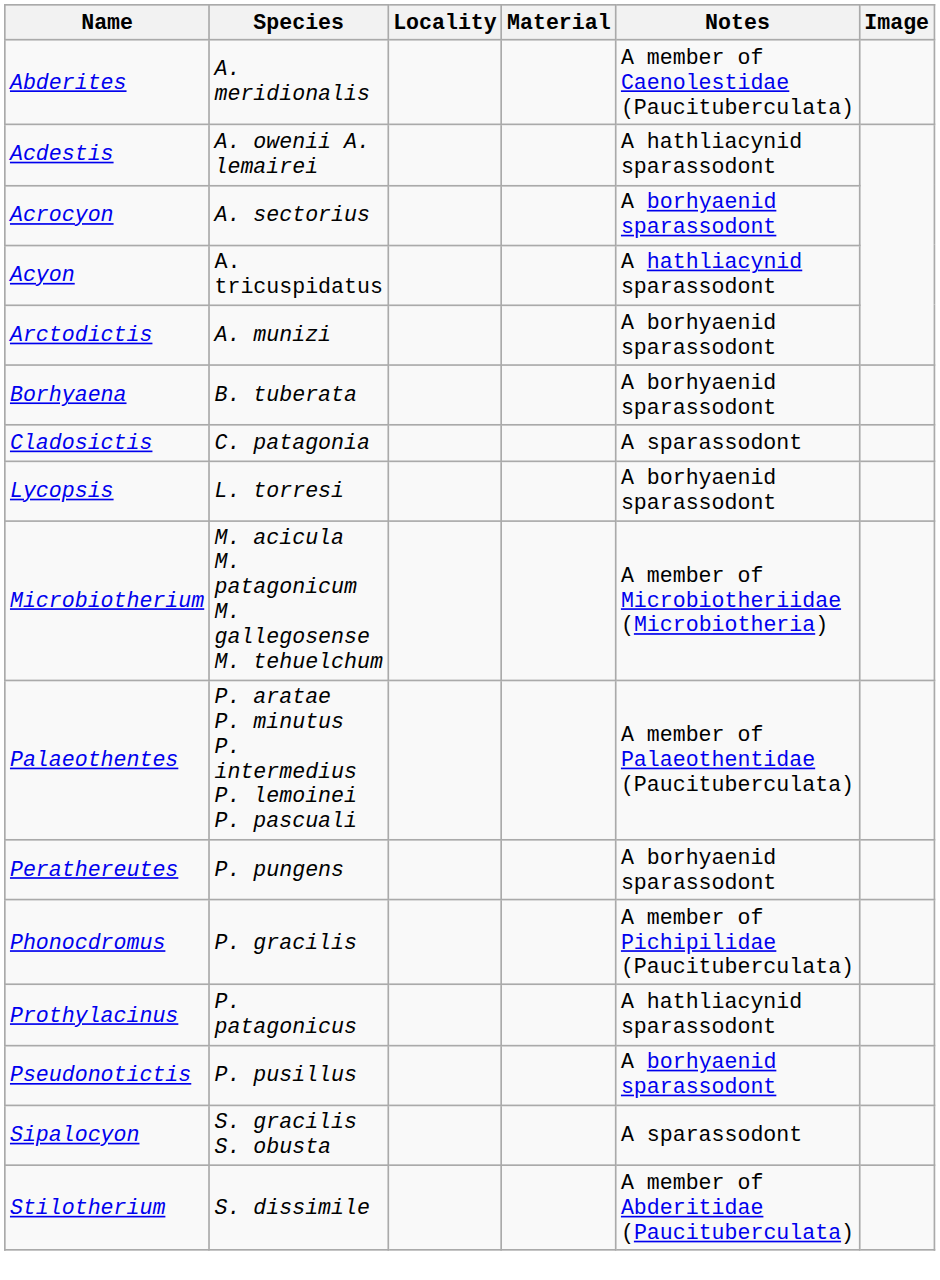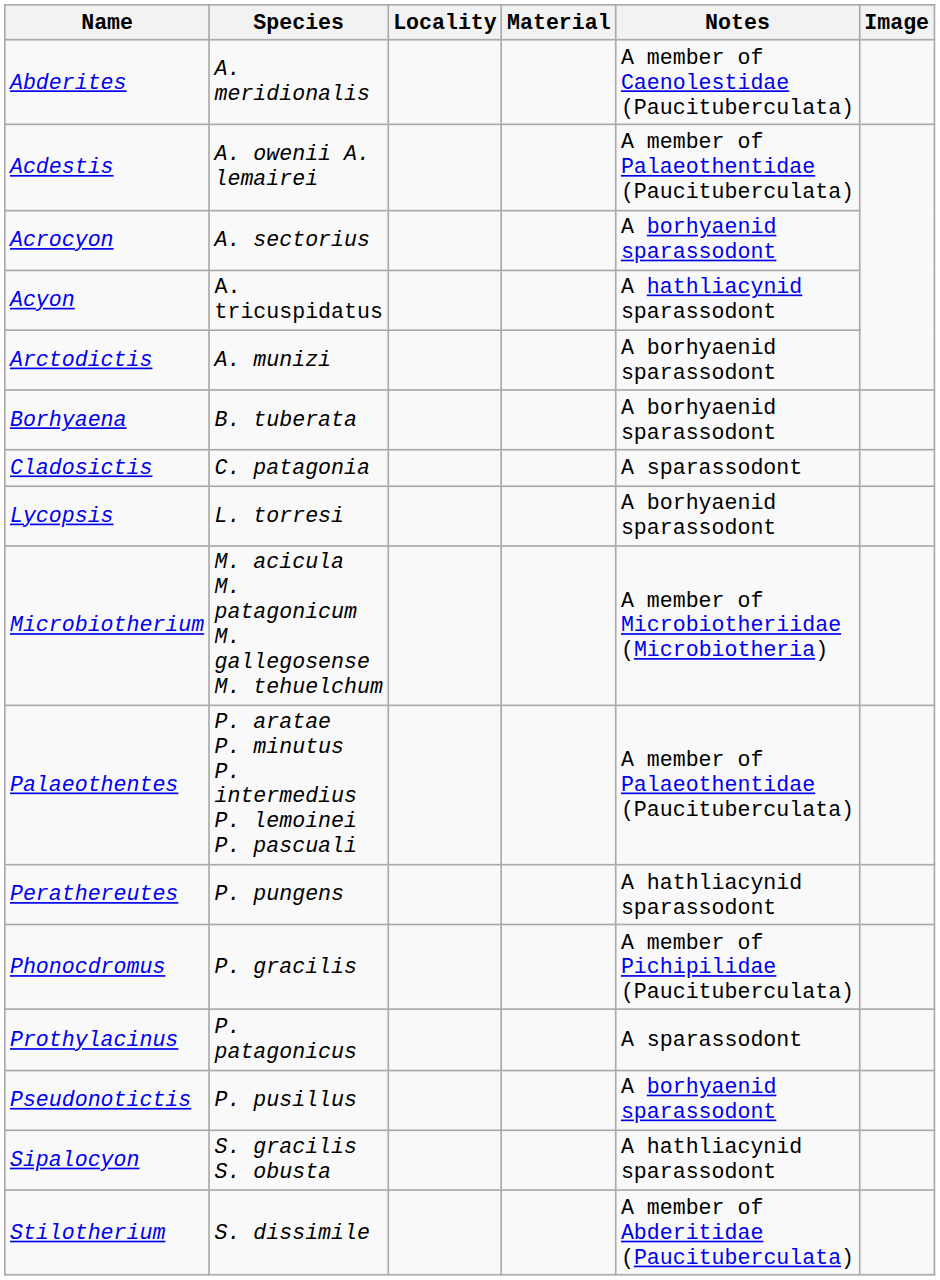(712, 155) A hathliacynid sparassodont -> (737, 167) A member of Palaeothentidae (Paucituberculata)
(699, 870) A borhyaenid sparassodont -> (712, 895) A hathliacynid sparassodont
(712, 1015) A hathliacynid sparassodont -> (712, 1040) A sparassodont
(712, 1135) A sparassodont -> (712, 1160) A hathliacynid sparassodont
